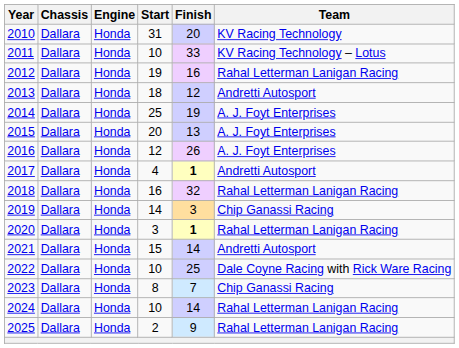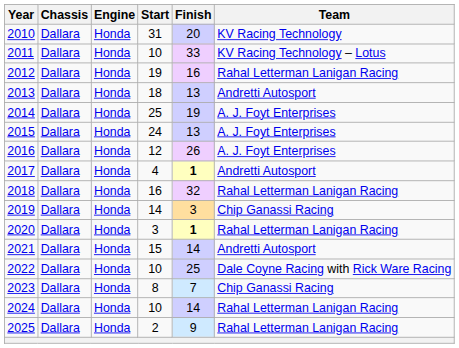(193, 93) 12 -> (193, 93) 13
(155, 132) 20 -> (155, 132) 24
